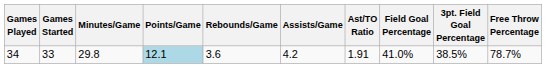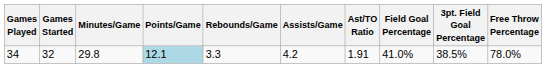(48, 54) 33 -> (48, 54) 32
(213, 54) 3.6 -> (213, 54) 3.3
(505, 54) 78.7% -> (505, 54) 78.0%
